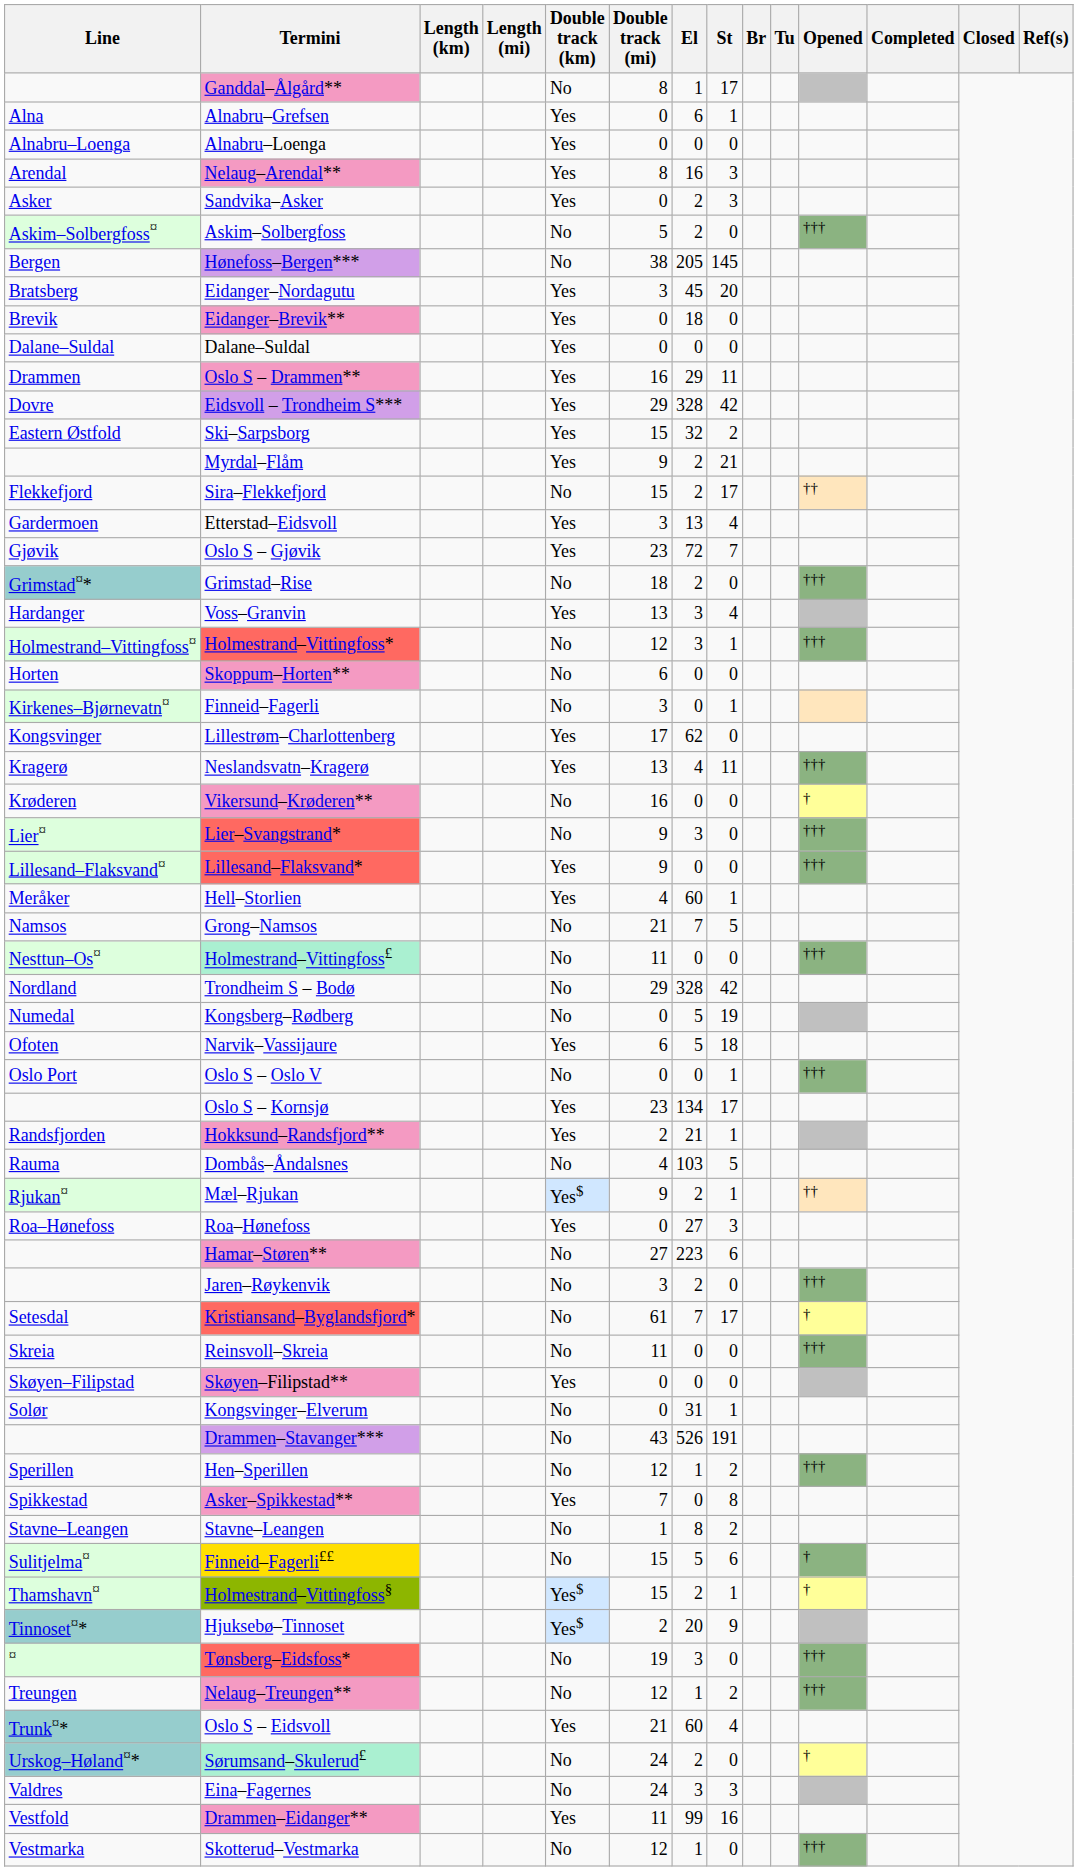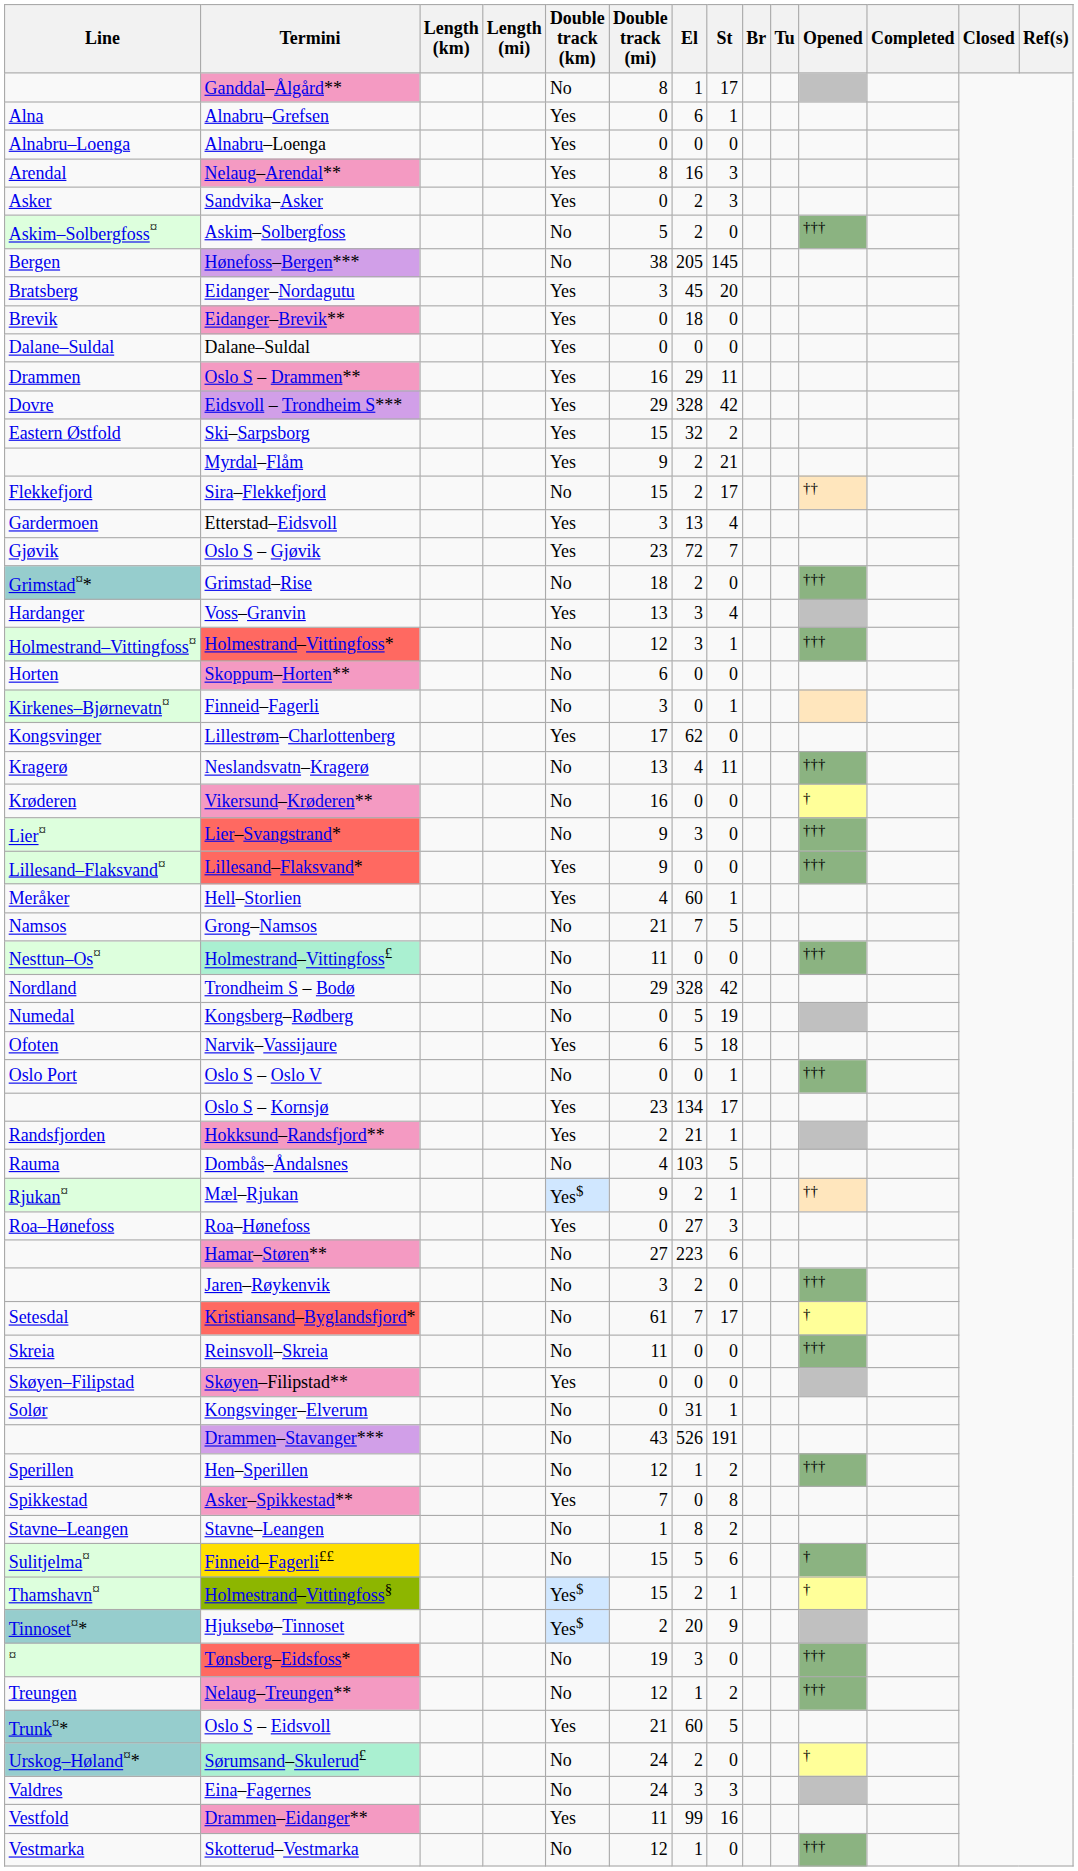(563, 767) Yes -> (561, 767) No
(734, 1726) 4 -> (734, 1726) 5
